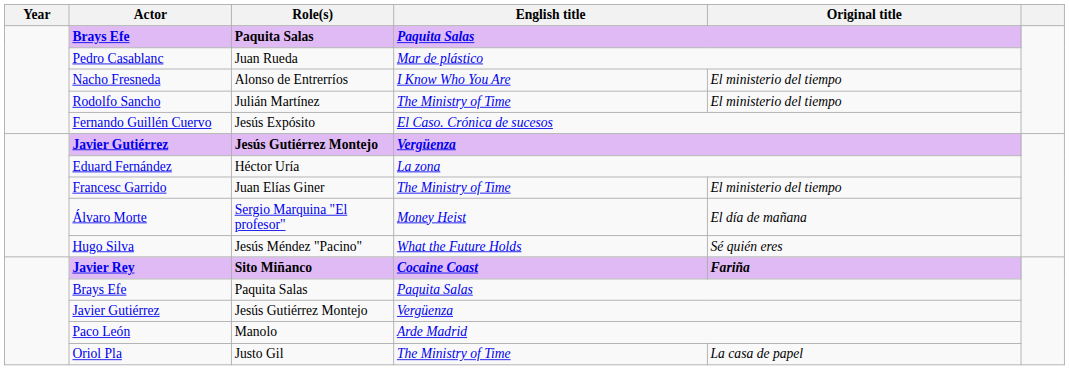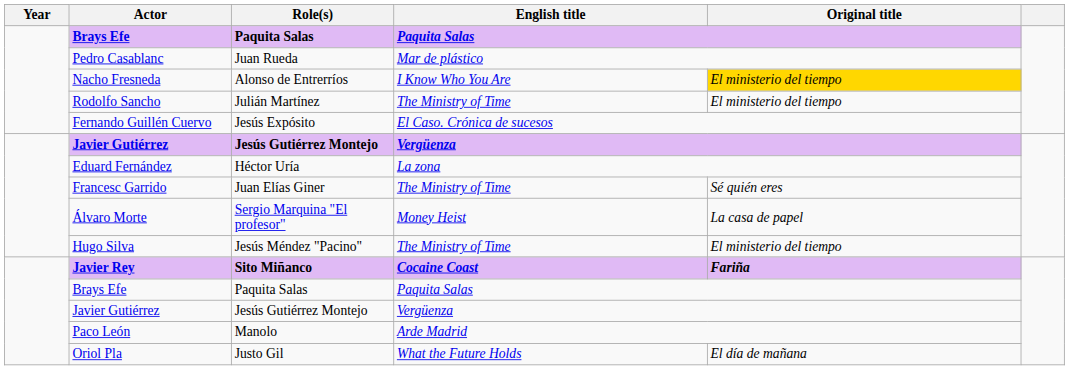(776, 79) no background -> (776, 79) gold background
(776, 187) El ministerio del tiempo -> (747, 187) Sé quién eres
(759, 217) El día de mañana -> (757, 217) La casa de papel
(459, 246) What the Future Holds -> (454, 246) The Ministry of Time
(747, 246) Sé quién eres -> (776, 246) El ministerio del tiempo
(454, 354) The Ministry of Time -> (459, 354) What the Future Holds
(757, 354) La casa de papel -> (759, 354) El día de mañana
